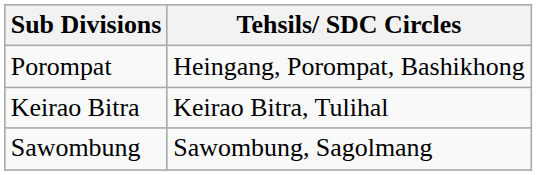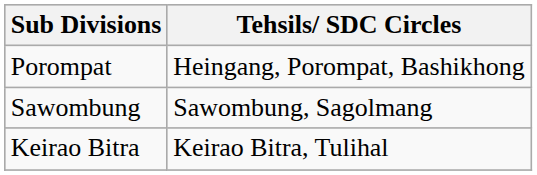rows swapped: (75, 107) <-> (76, 148)
